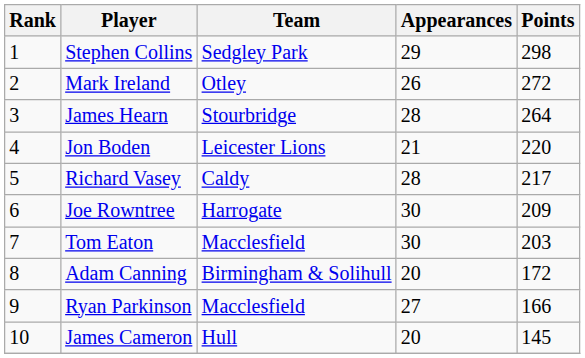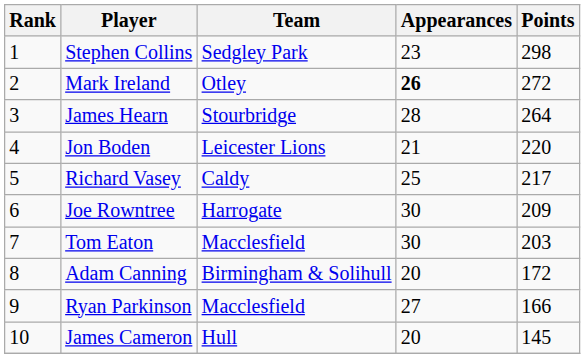(411, 52) 29 -> (411, 52) 23
(411, 83) normal -> (411, 83) bold
(411, 178) 28 -> (411, 178) 25
